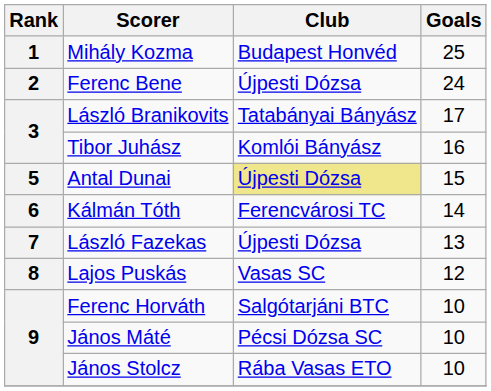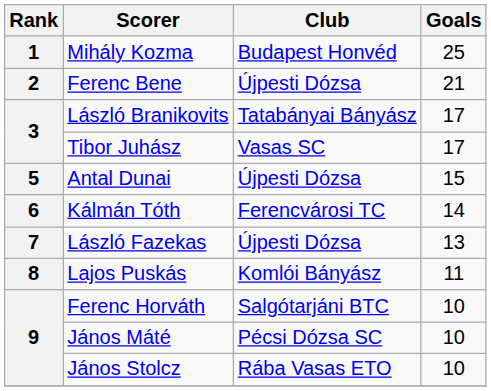(454, 83) 24 -> (454, 83) 21
(309, 147) Komlói Bányász -> (281, 147) Vasas SC
(454, 147) 16 -> (454, 147) 17
(299, 178) khaki background -> (299, 178) no background
(281, 274) Vasas SC -> (309, 274) Komlói Bányász
(454, 274) 12 -> (454, 274) 11
